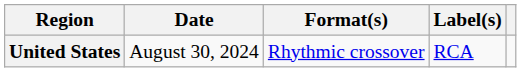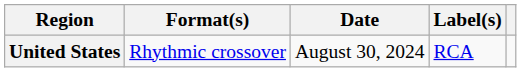columns swapped: (194, 19) <-> (346, 19)
